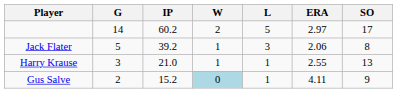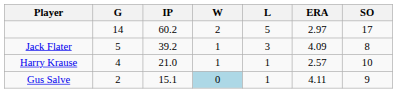(317, 46) 2.06 -> (317, 46) 4.09
(118, 63) 3 -> (118, 63) 4
(317, 63) 2.55 -> (317, 63) 2.57
(367, 63) 13 -> (367, 63) 10
(168, 79) 15.2 -> (168, 79) 15.1
